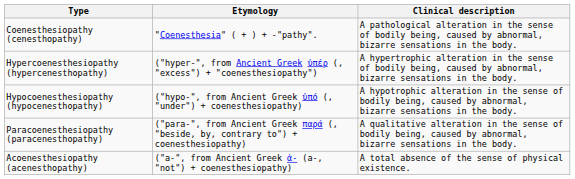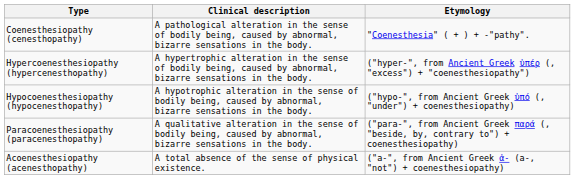columns swapped: (255, 11) <-> (464, 11)
